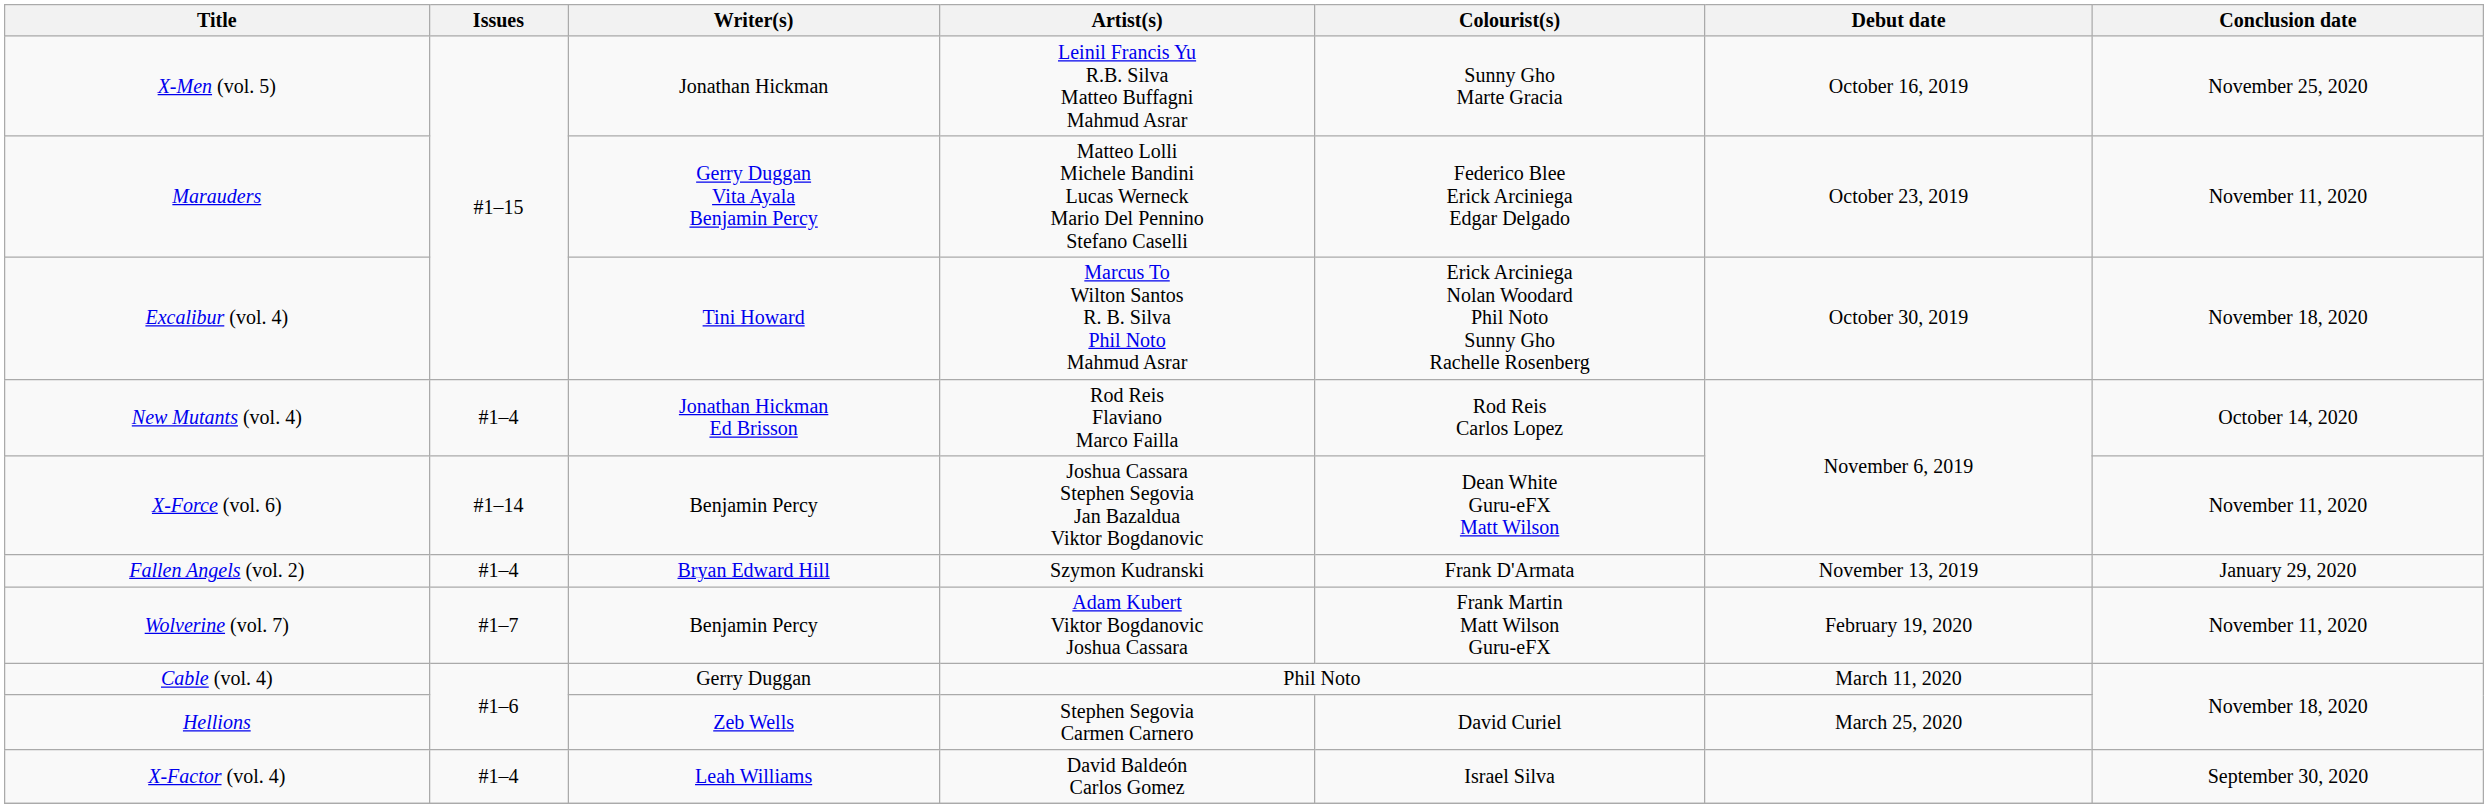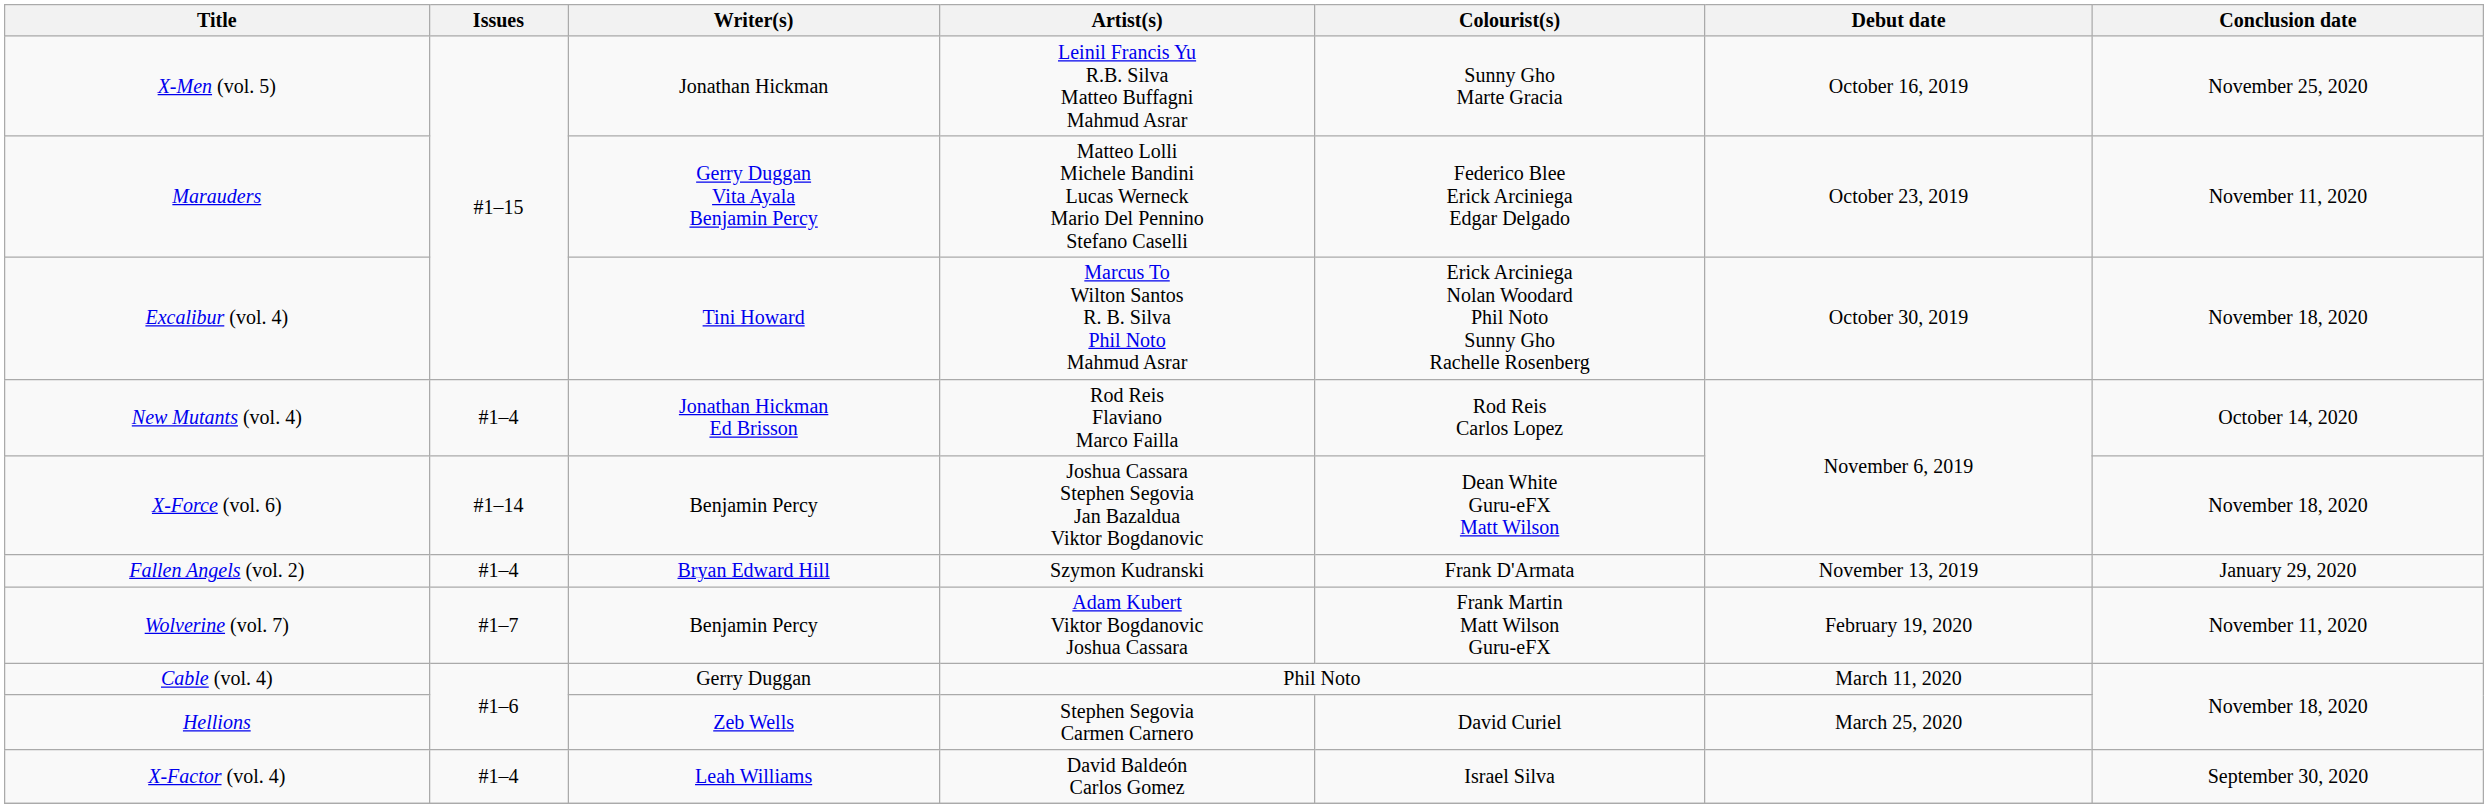(2288, 505) November 11, 2020 -> (2288, 505) November 18, 2020
